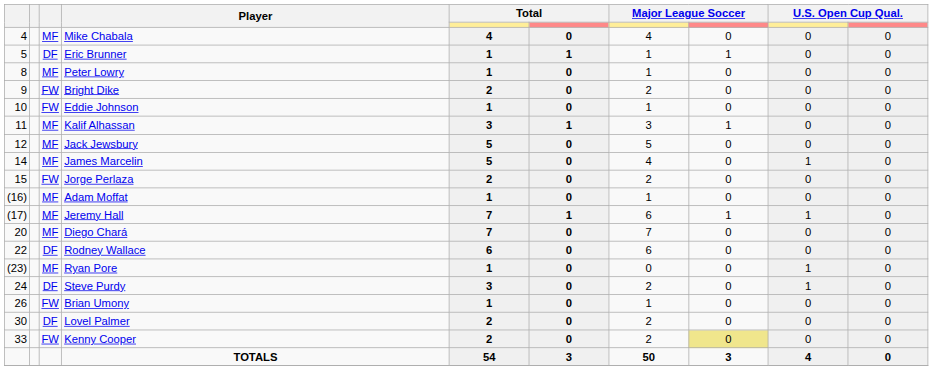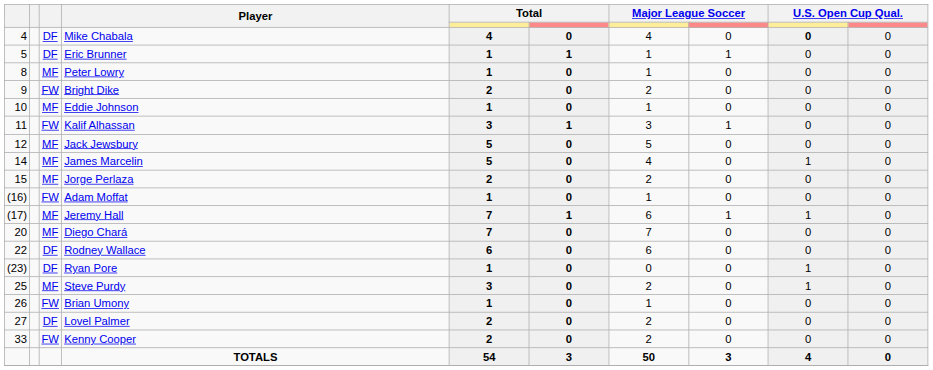(50, 36) MF -> (50, 36) DF
(808, 36) normal -> (808, 36) bold
(50, 108) FW -> (50, 108) MF
(50, 126) MF -> (50, 126) FW
(50, 179) FW -> (50, 179) MF
(50, 197) MF -> (50, 197) FW
(50, 268) MF -> (50, 268) DF
(21, 286) 24 -> (21, 286) 25
(50, 286) DF -> (50, 286) MF
(21, 321) 30 -> (21, 321) 27
(728, 339) khaki background -> (728, 339) no background
